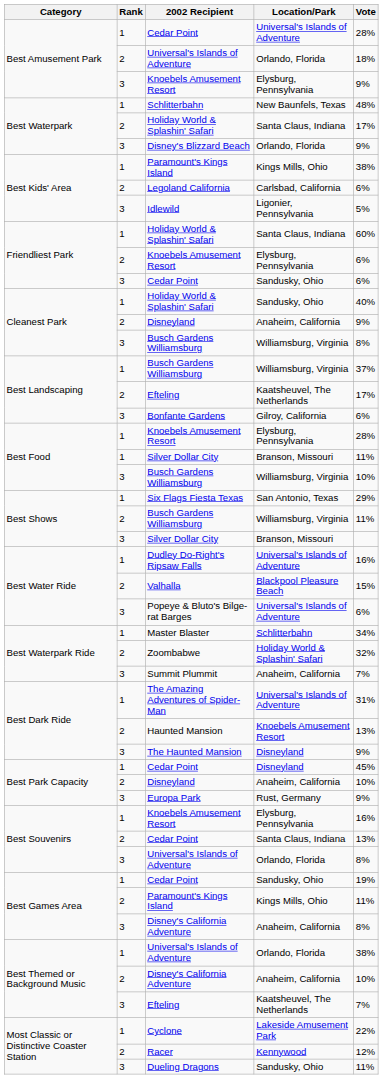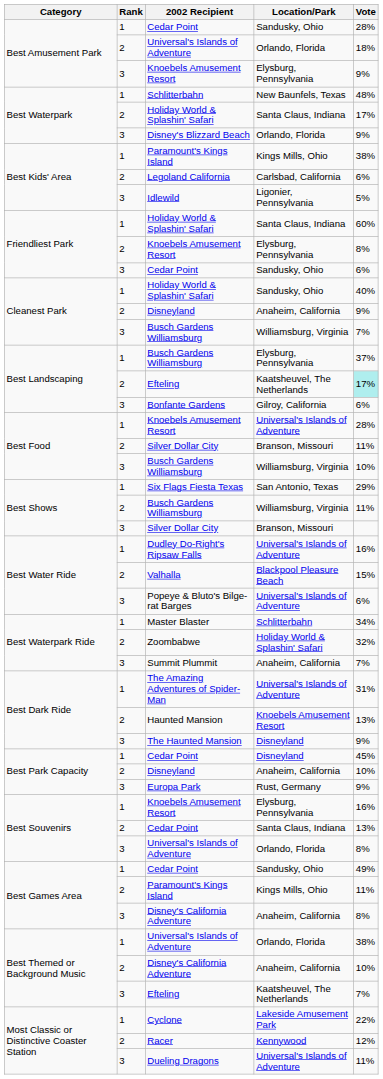(301, 32) Universal's Islands of Adventure -> (290, 27) Sandusky, Ohio
(363, 260) 6% -> (363, 249) 8%
(363, 343) 8% -> (363, 332) 7%
(302, 369) Williamsburg, Virginia -> (285, 358) Elysburg, Pennsylvania
(365, 395) no background -> (365, 384) paleturquoise background
(285, 436) Elysburg, Pennsylvania -> (301, 425) Universal's Islands of Adventure
(122, 457) 1 -> (122, 446) 2
(365, 880) 19% -> (365, 869) 49%
(290, 1066) Sandusky, Ohio -> (301, 1061) Universal's Islands of Adventure
